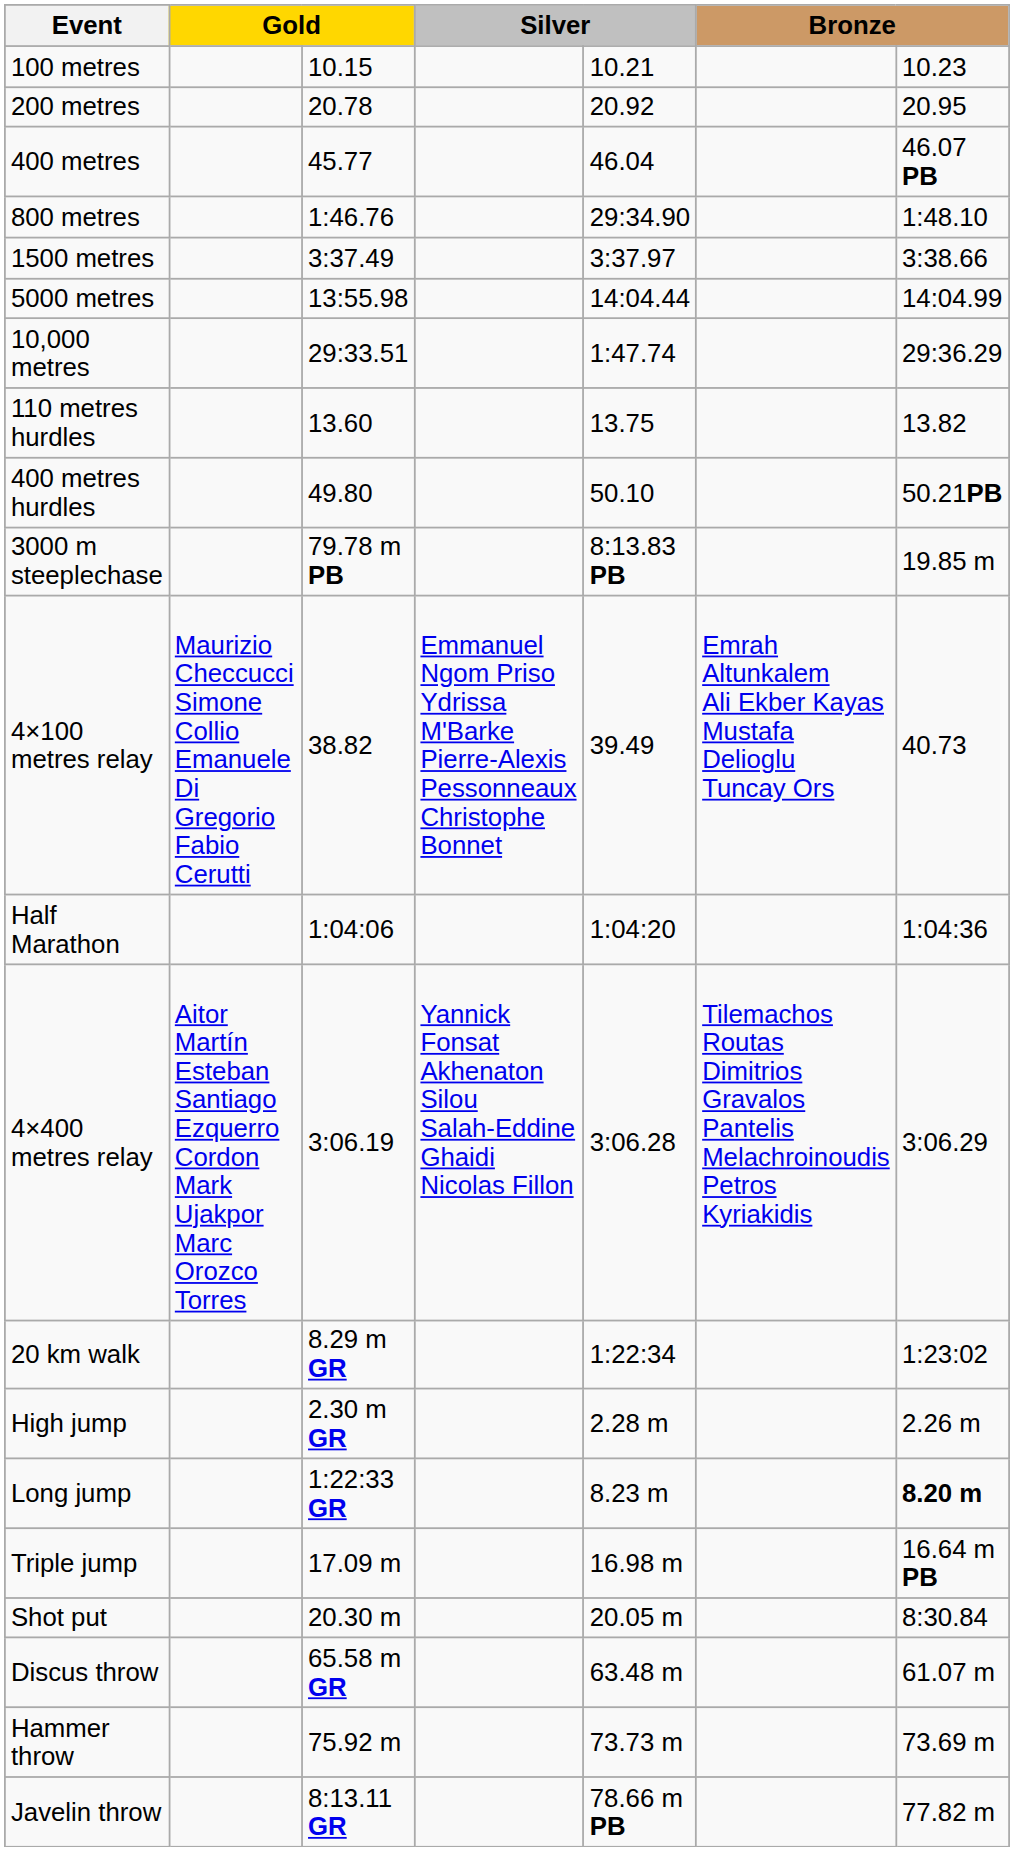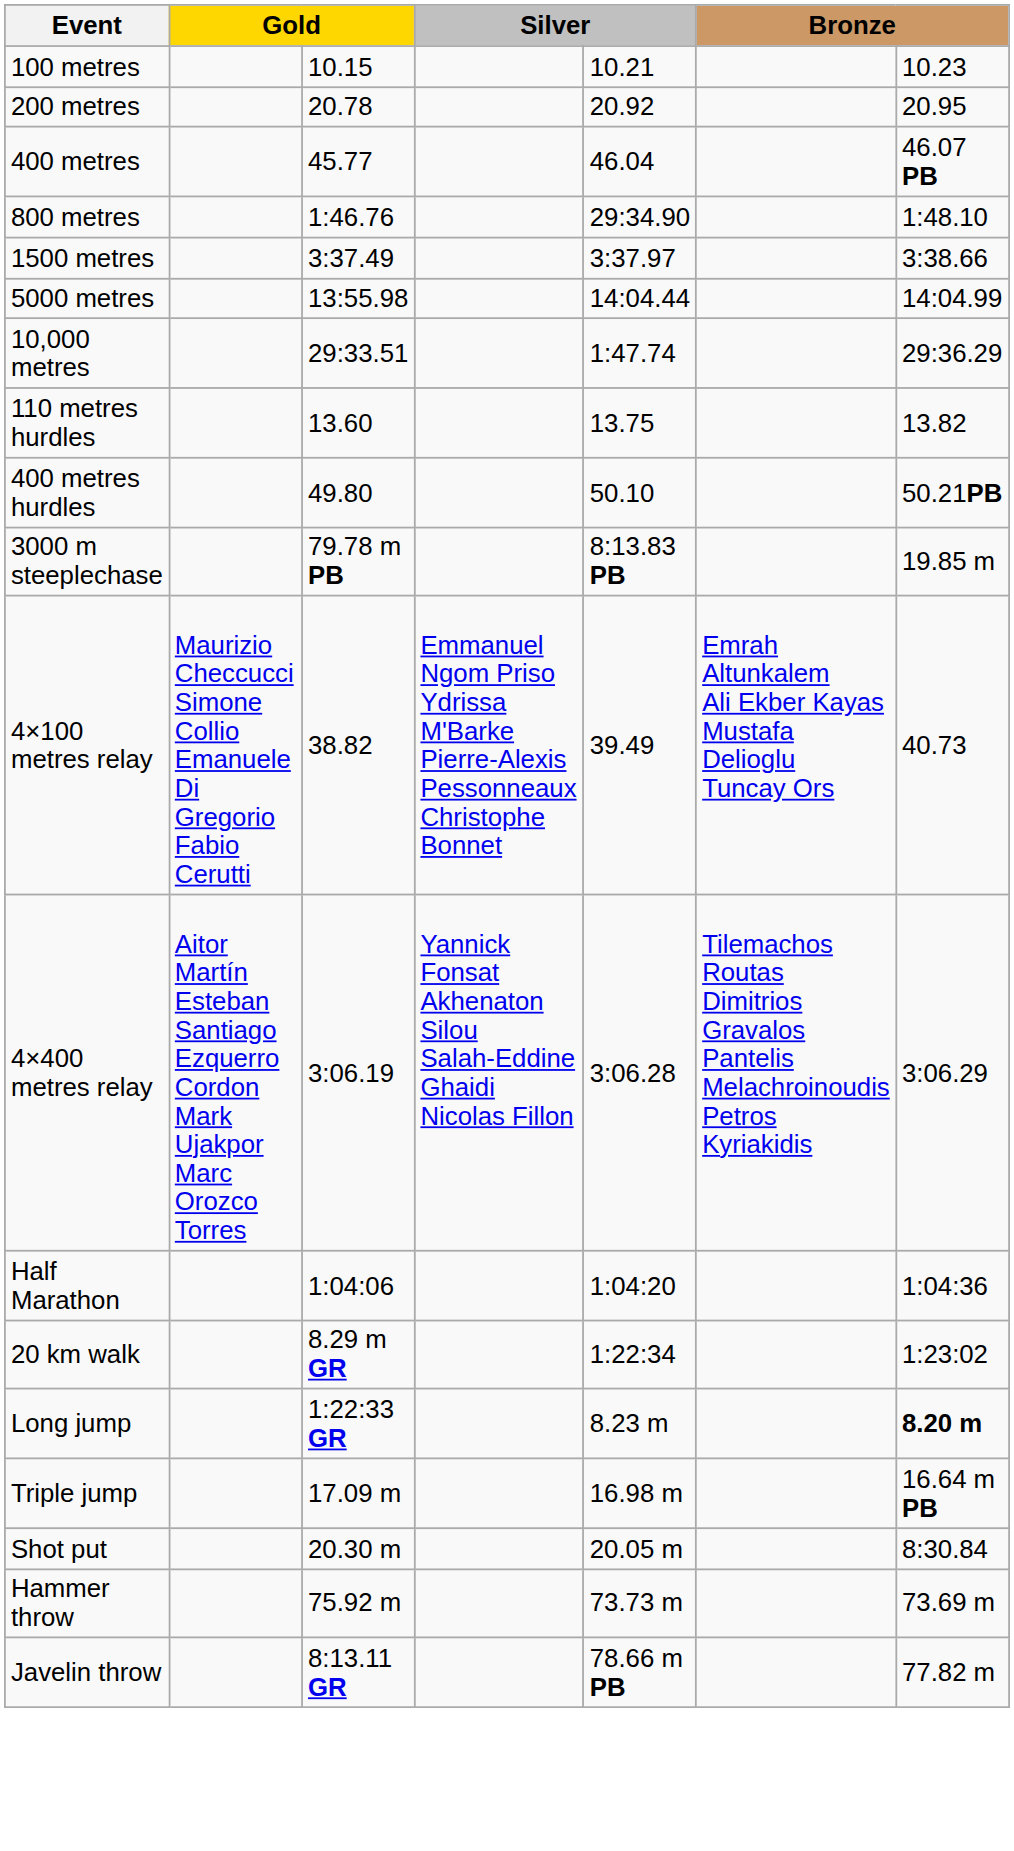rows swapped: (82, 1142) <-> (65, 930)
- row: (69, 1424)
- row: (85, 1673)
